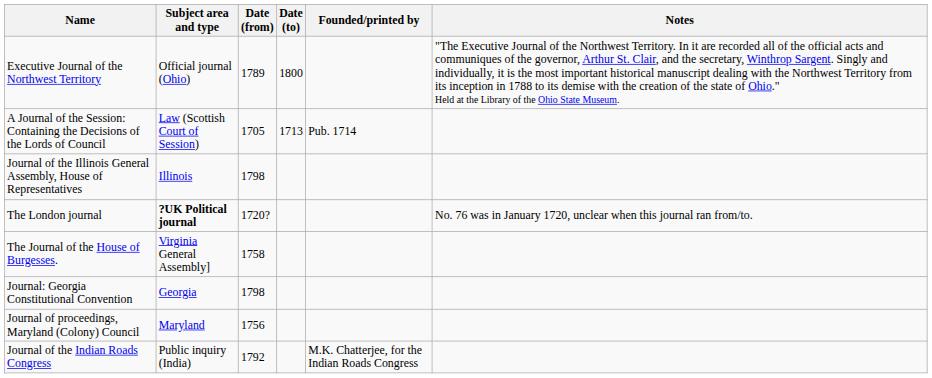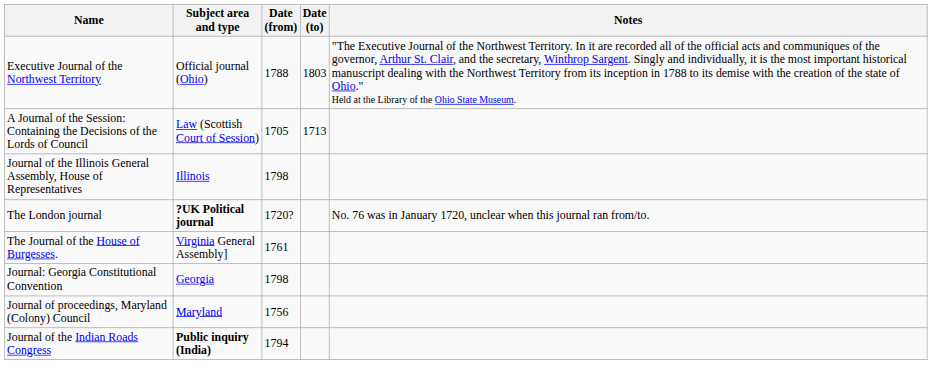- column: (369, 20)
(253, 72) 1789 -> (276, 72) 1788
(291, 72) 1800 -> (315, 72) 1803
(253, 254) 1758 -> (276, 247) 1761
(192, 357) normal -> (212, 343) bold
(253, 357) 1792 -> (276, 343) 1794
